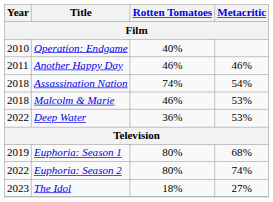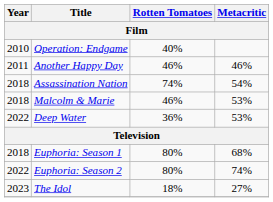(18, 153) 2019 -> (18, 153) 2018
